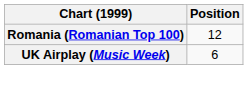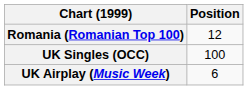+ row: (96, 54)
